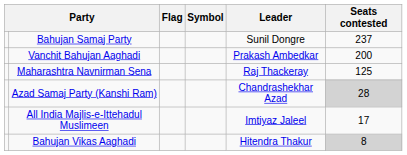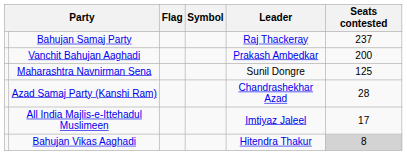(276, 39) Sunil Dongre -> (276, 39) Raj Thackeray
(276, 71) Raj Thackeray -> (276, 71) Sunil Dongre
(364, 93) lightgrey background -> (364, 93) no background
